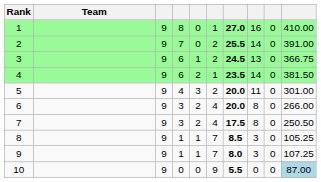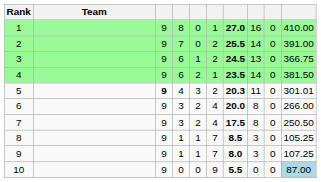(164, 91) normal -> (164, 91) bold
(235, 91) 20.0 -> (235, 91) 20.3
(299, 91) 301.00 -> (299, 91) 301.01
